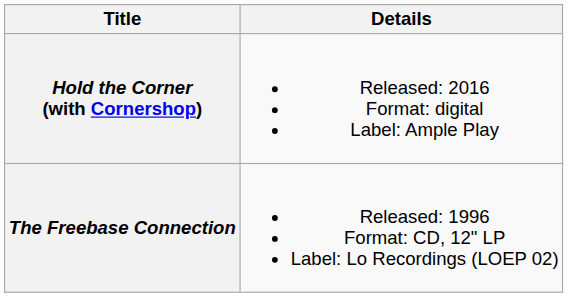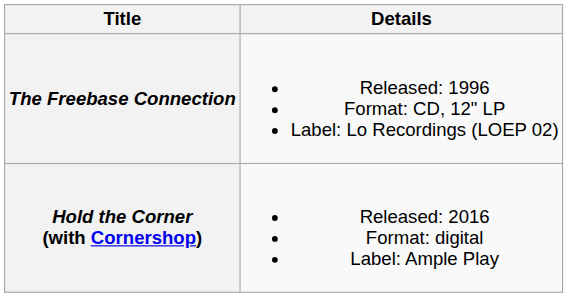rows swapped: (122, 227) <-> (122, 98)
